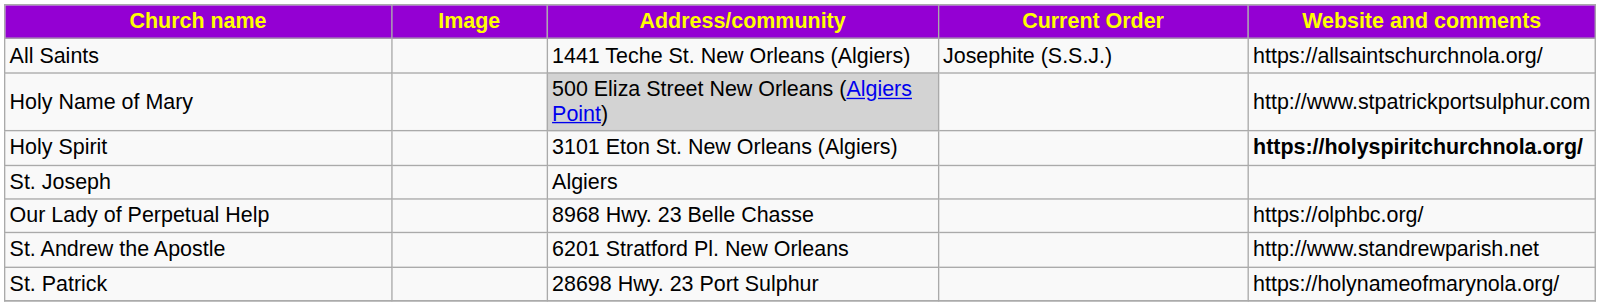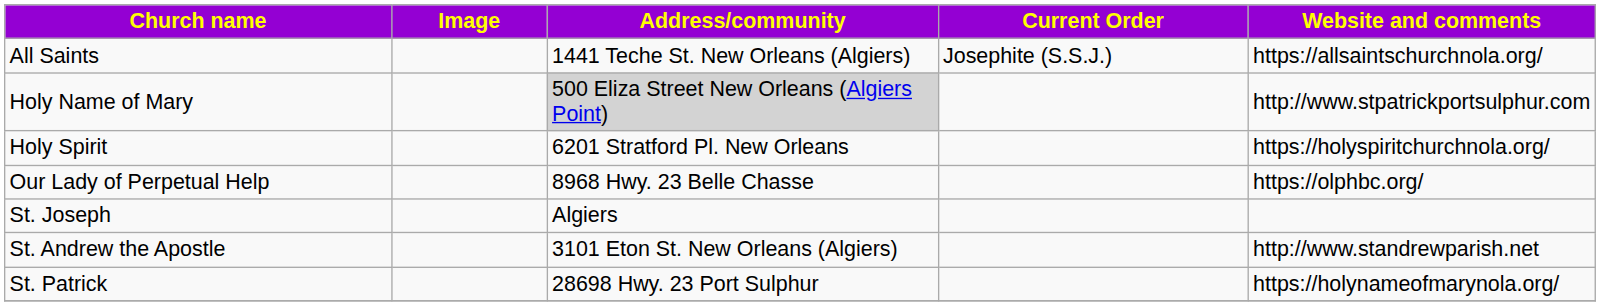(725, 147) 3101 Eton St. New Orleans (Algiers) -> (700, 147) 6201 Stratford Pl. New Orleans
(1418, 147) bold -> (1401, 147) normal
rows swapped: (140, 215) <-> (60, 181)
(700, 249) 6201 Stratford Pl. New Orleans -> (725, 249) 3101 Eton St. New Orleans (Algiers)
